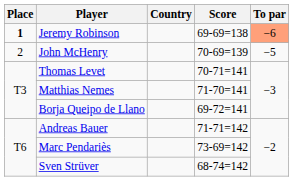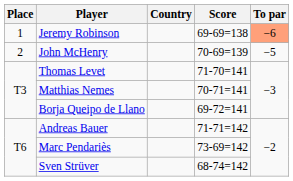(20, 33) bold -> (20, 33) normal
(223, 71) 70-71=141 -> (223, 71) 71-70=141
(223, 90) 71-70=141 -> (223, 90) 70-71=141
